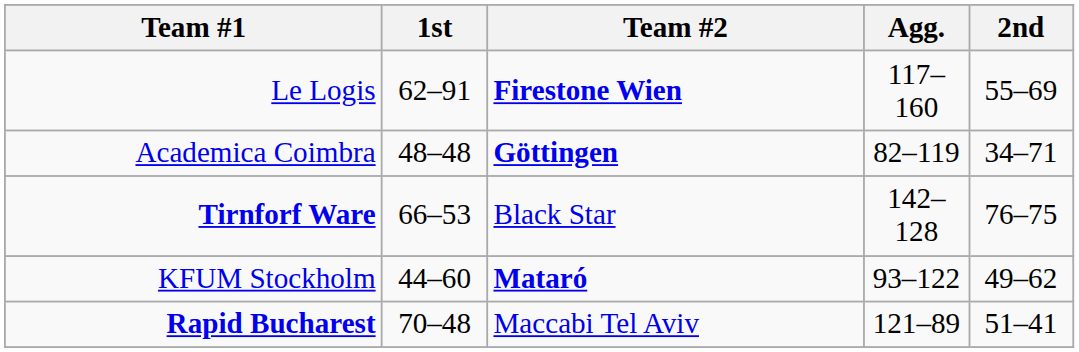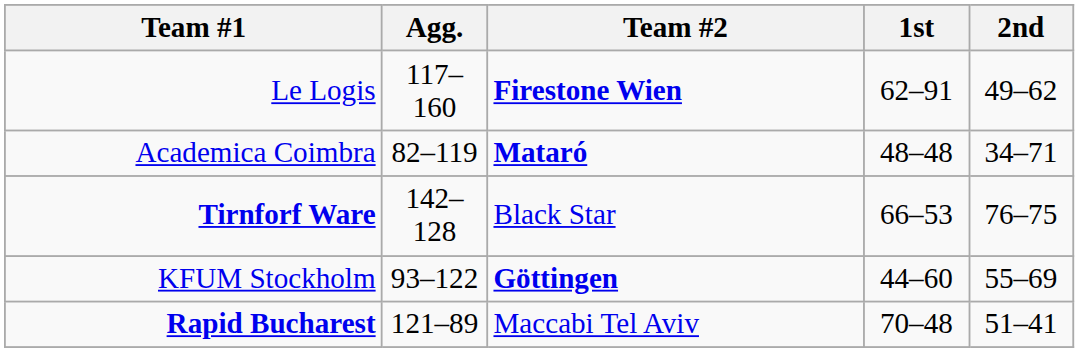columns swapped: (916, 27) <-> (435, 27)
(1021, 90) 55–69 -> (1021, 90) 49–62
(556, 152) Göttingen -> (540, 152) Mataró
(540, 277) Mataró -> (556, 277) Göttingen
(1021, 277) 49–62 -> (1021, 277) 55–69
